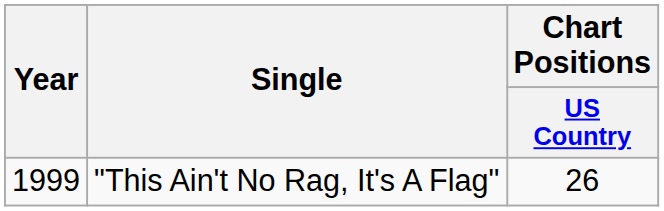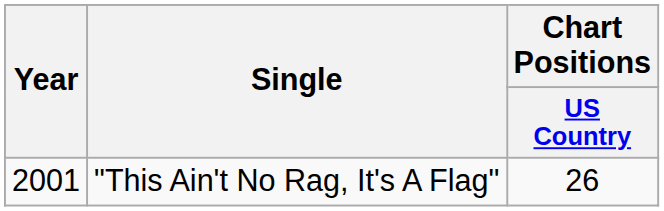(46, 180) 1999 -> (46, 180) 2001
